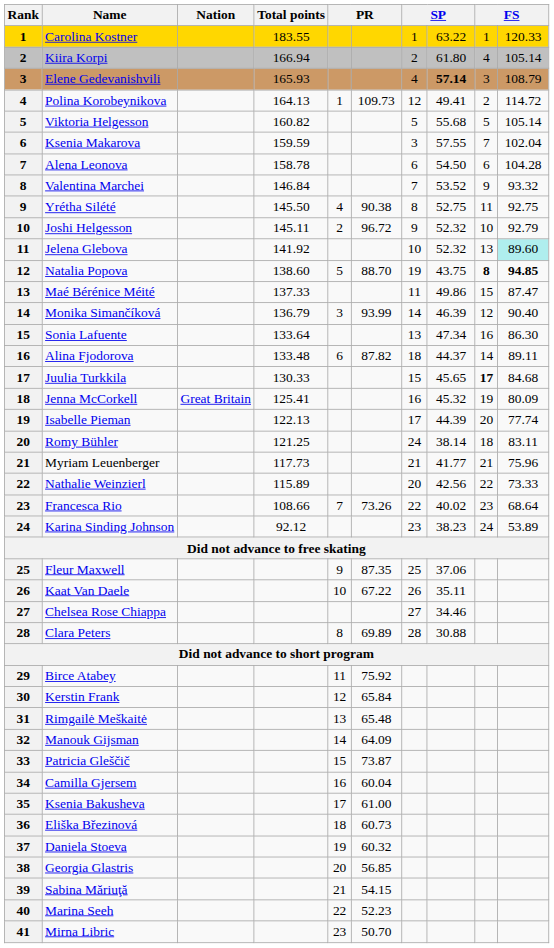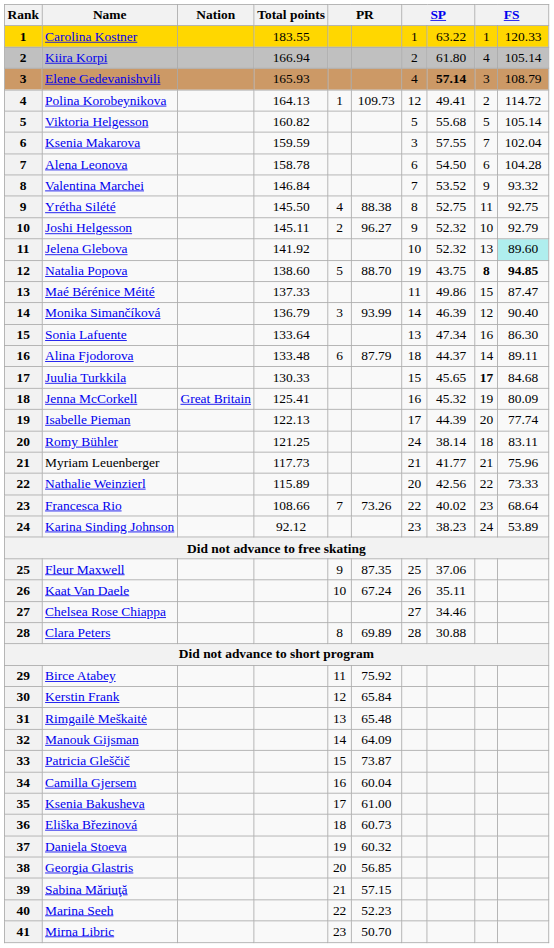(376, 206) 90.38 -> (376, 206) 88.38
(376, 228) 96.72 -> (376, 228) 96.27
(376, 356) 87.82 -> (376, 356) 87.79
(376, 590) 67.22 -> (376, 590) 67.24
(376, 889) 54.15 -> (376, 889) 57.15
